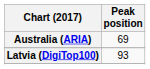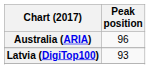(123, 39) 69 -> (123, 39) 96
